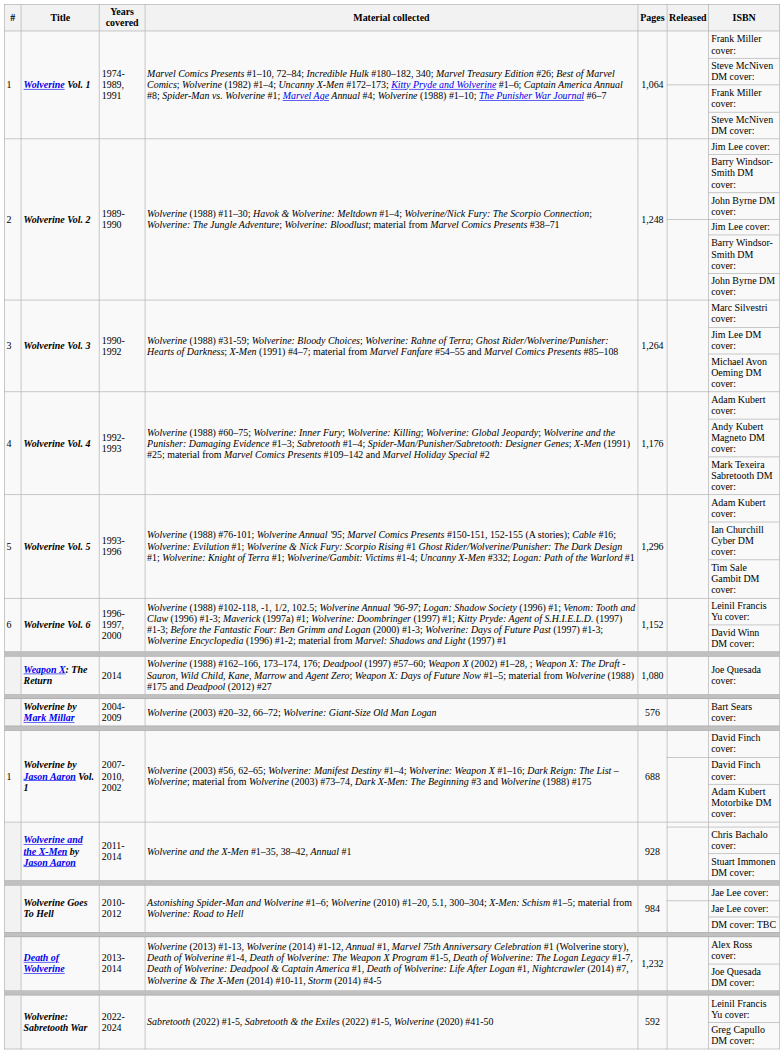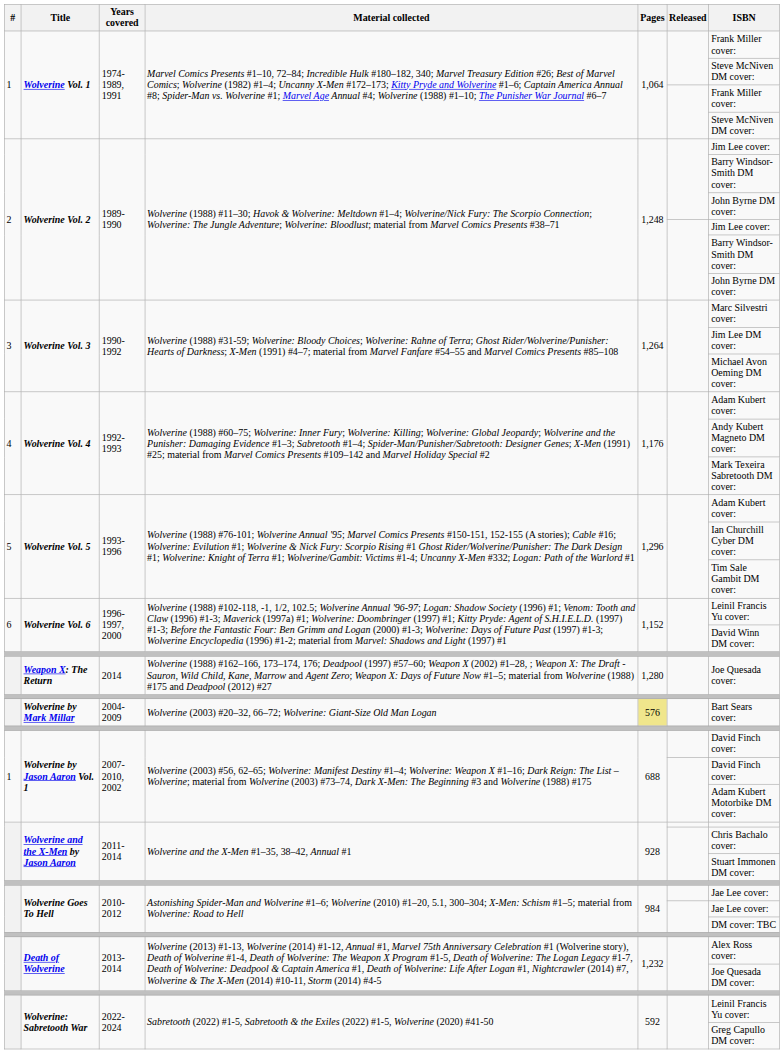(652, 675) 1,080 -> (652, 675) 1,280
(652, 712) no background -> (652, 712) khaki background
